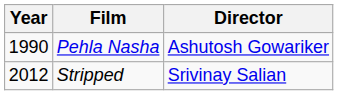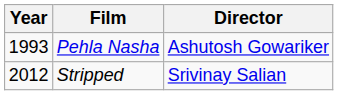(29, 47) 1990 -> (29, 47) 1993
